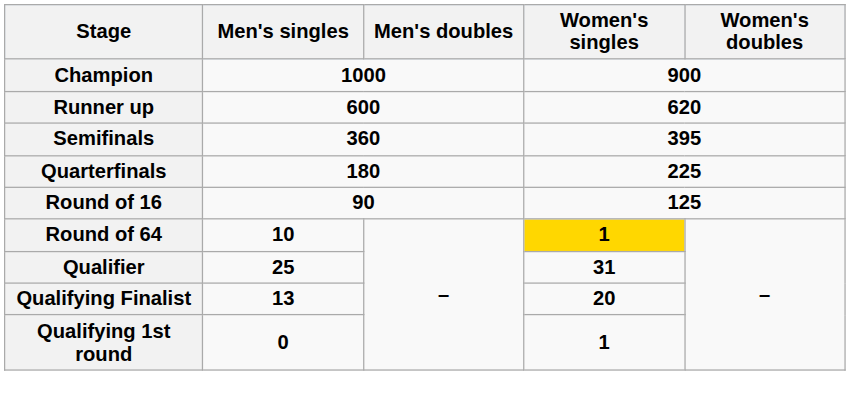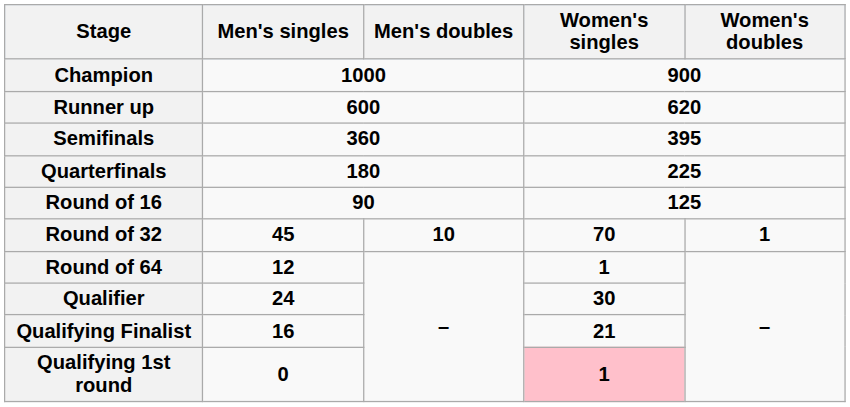+ row: (104, 235)
(283, 235) 10 -> (283, 266) 12
(604, 235) gold background -> (604, 266) no background
(283, 266) 25 -> (283, 298) 24
(604, 266) 31 -> (604, 298) 30
(283, 298) 13 -> (283, 330) 16
(604, 298) 20 -> (604, 330) 21
(604, 342) no background -> (604, 374) pink background
